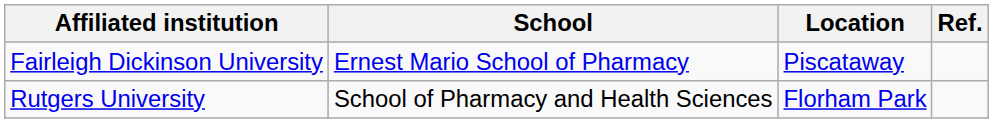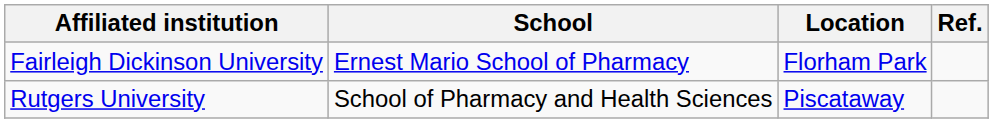(844, 61) Piscataway -> (855, 61) Florham Park
(855, 99) Florham Park -> (844, 99) Piscataway
